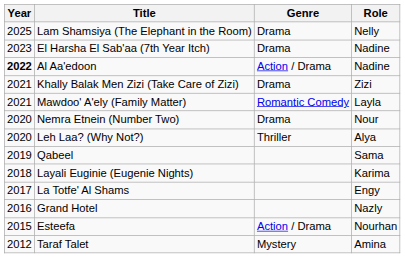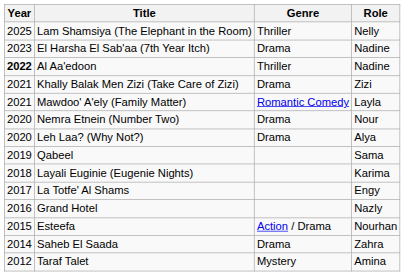(274, 31) Drama -> (274, 31) Thriller
(294, 66) Action / Drama -> (274, 66) Thriller
(274, 137) Thriller -> (274, 137) Drama
+ row: (77, 244)
